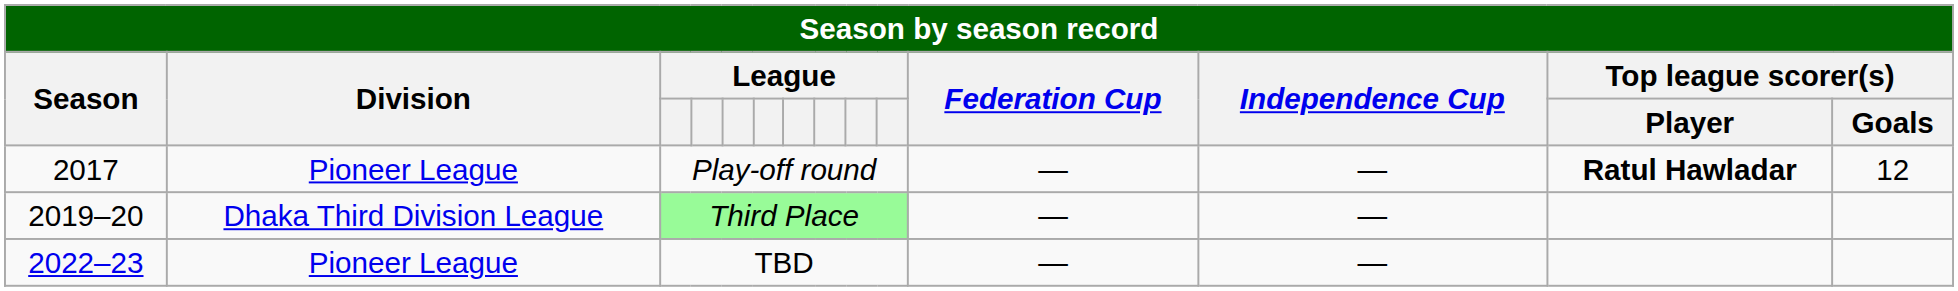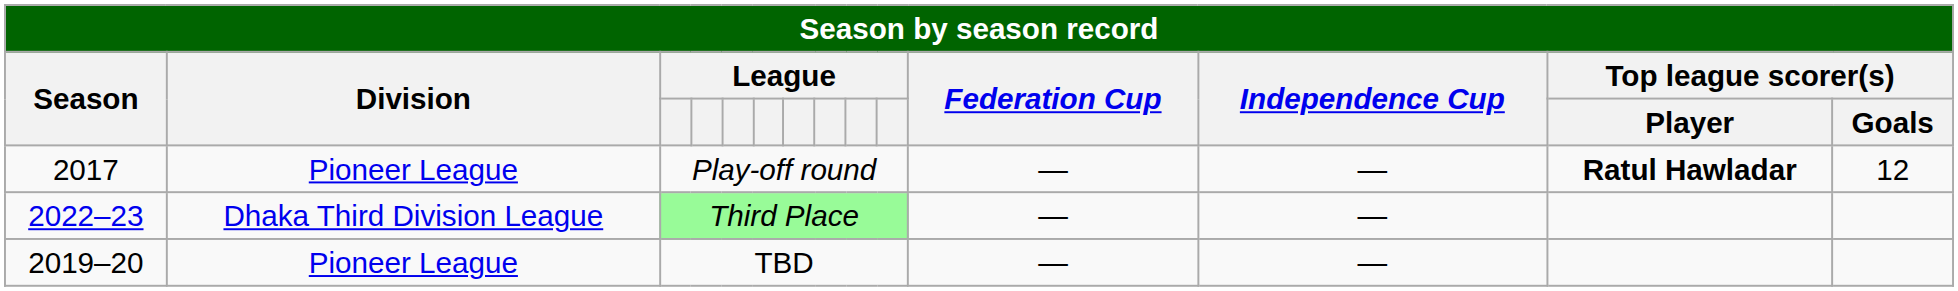(86, 216) 2019–20 -> (86, 216) 2022–23
(86, 263) 2022–23 -> (86, 263) 2019–20
